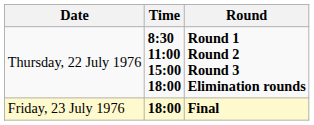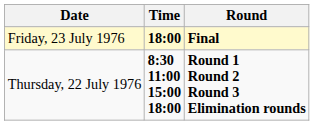rows swapped: (75, 62) <-> (66, 109)
